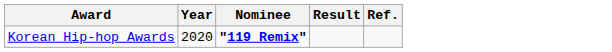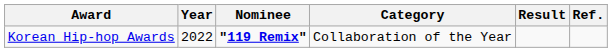+ column: (413, 15)
(197, 37) 2020 -> (197, 37) 2022
